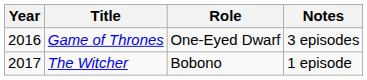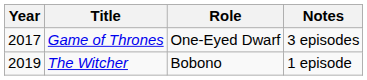(24, 39) 2016 -> (24, 39) 2017
(24, 63) 2017 -> (24, 63) 2019
